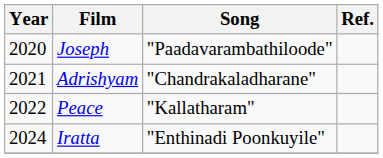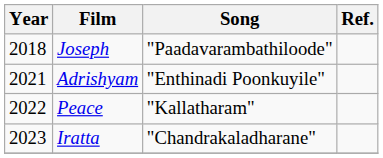(28, 49) 2020 -> (28, 49) 2018
(231, 78) "Chandrakaladharane" -> (236, 78) "Enthinadi Poonkuyile"
(28, 138) 2024 -> (28, 138) 2023
(236, 138) "Enthinadi Poonkuyile" -> (231, 138) "Chandrakaladharane"
